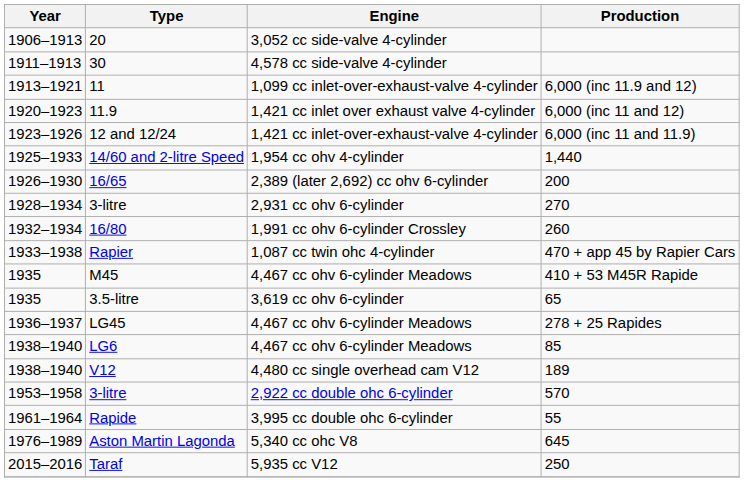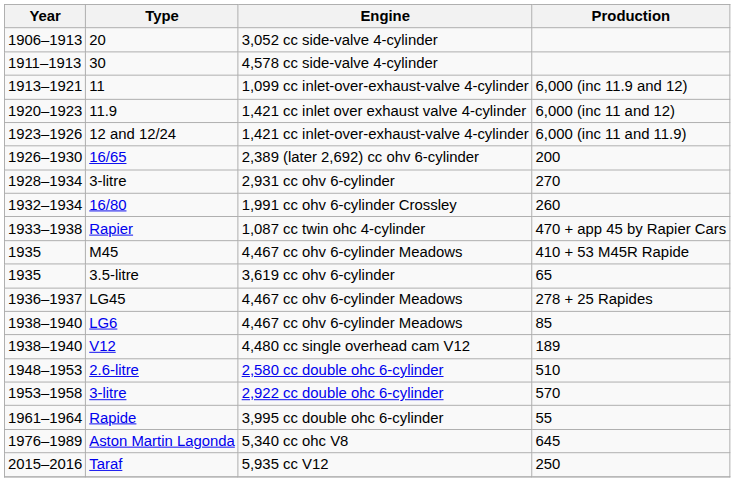- row: (167, 157)
+ row: (114, 370)
